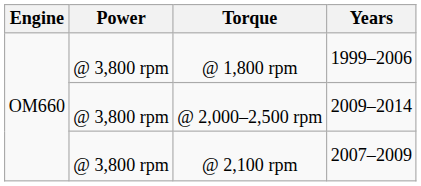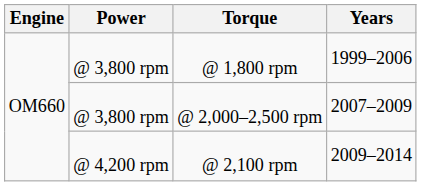(371, 106) 2009–2014 -> (371, 106) 2007–2009
(121, 165) @ 3,800 rpm -> (121, 165) @ 4,200 rpm
(371, 155) 2007–2009 -> (371, 155) 2009–2014
